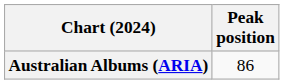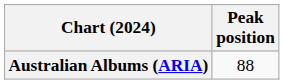(245, 65) 86 -> (245, 65) 88
